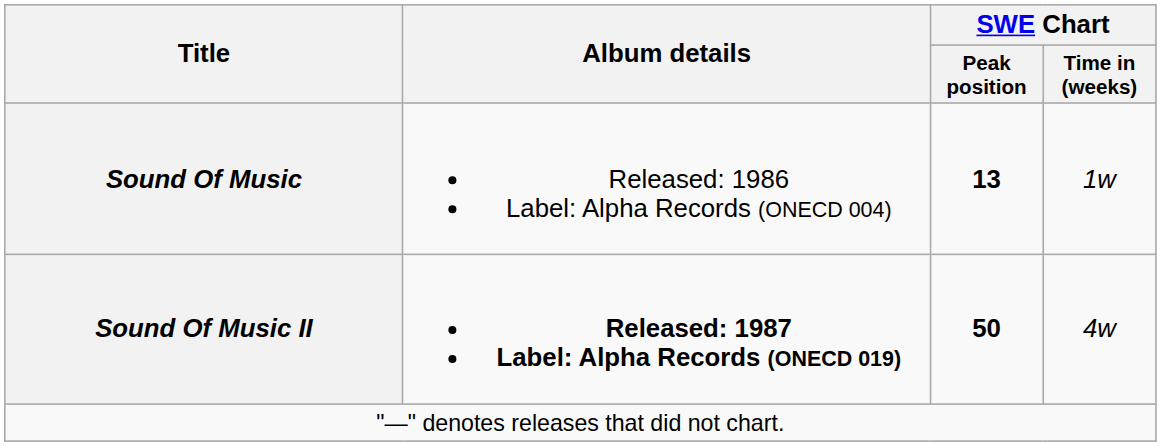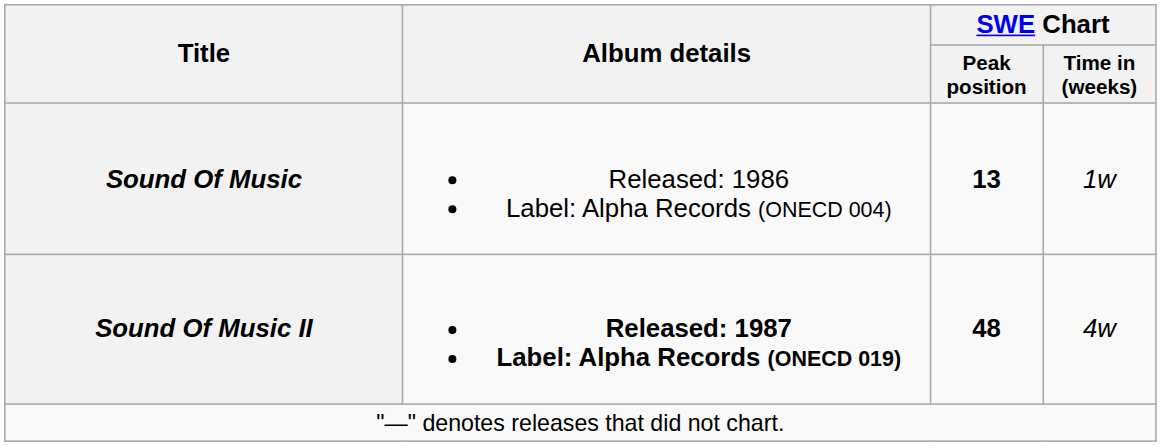(987, 328) 50 -> (987, 328) 48
